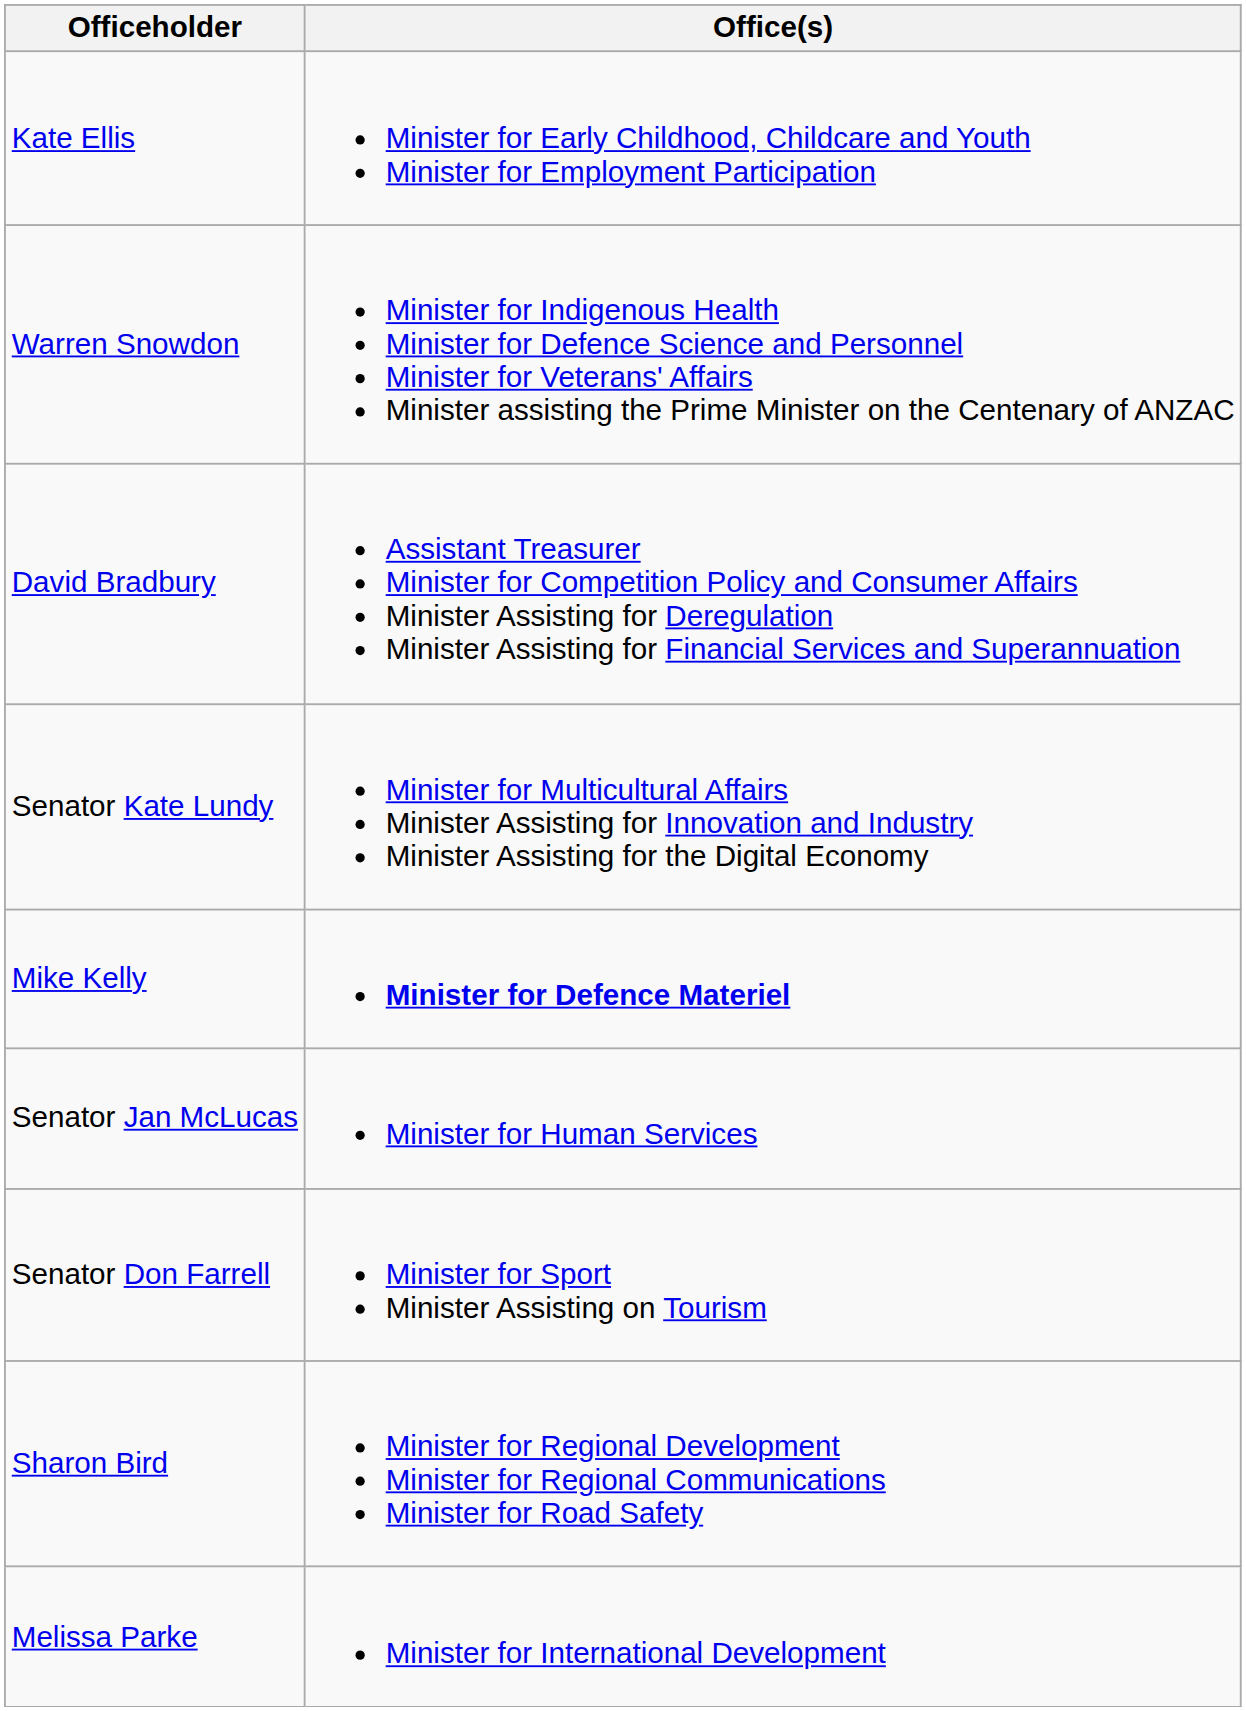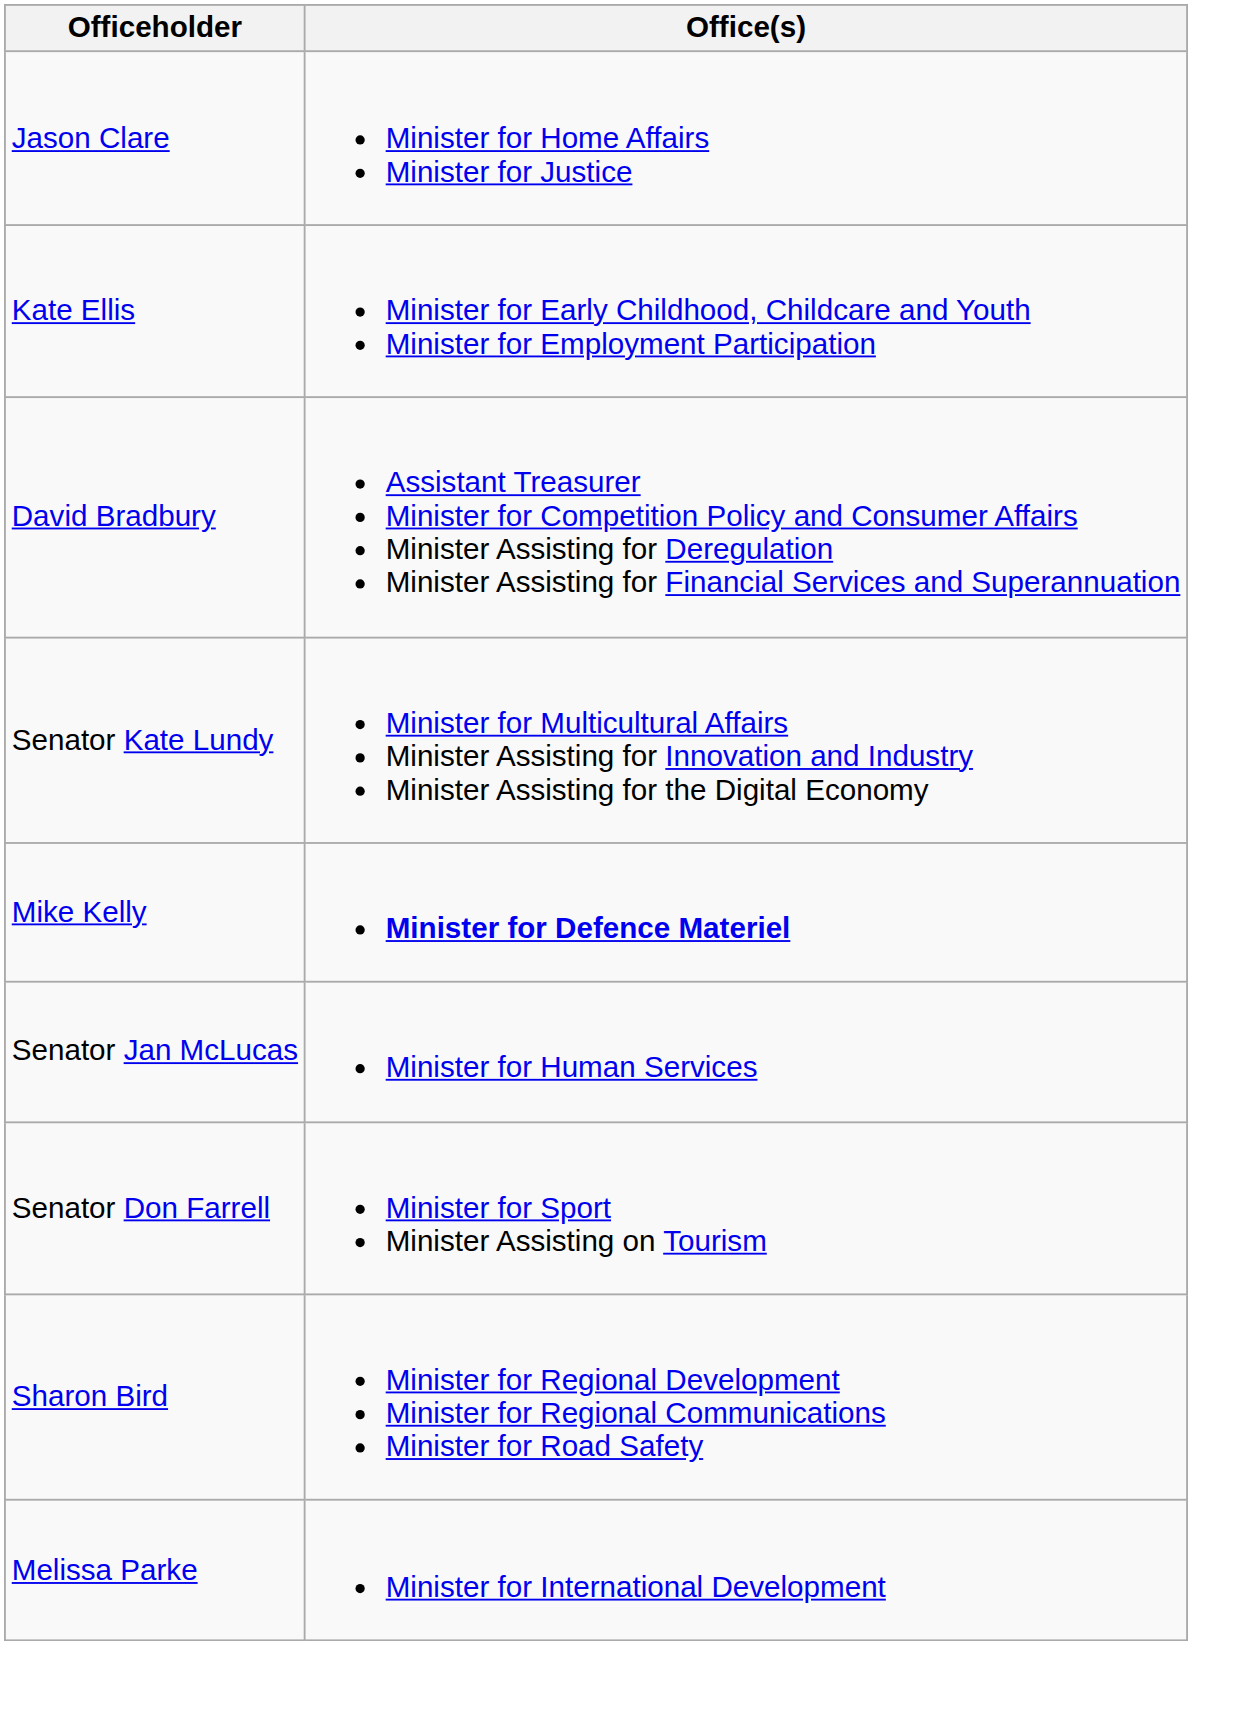+ row: (91, 137)
- row: (126, 343)
